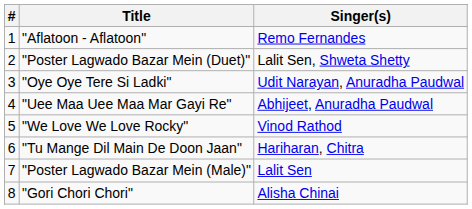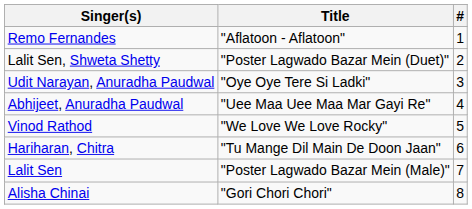columns swapped: (12, 16) <-> (361, 16)
